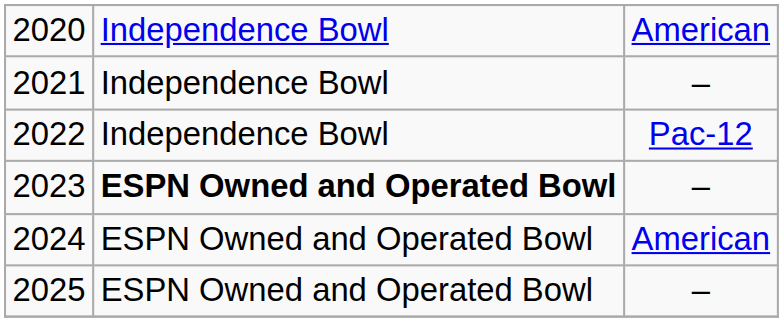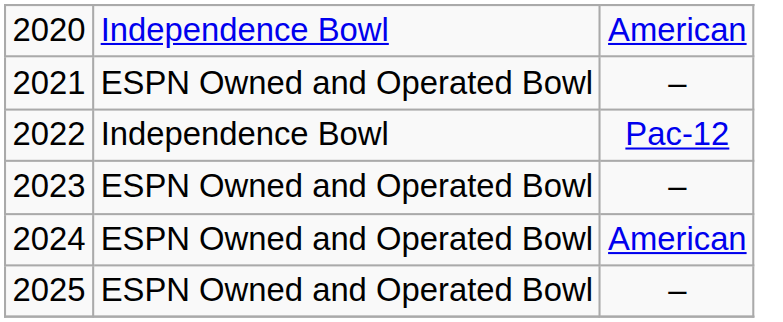(245, 82) Independence Bowl -> (347, 82) ESPN Owned and Operated Bowl
(359, 186) bold -> (347, 186) normal
